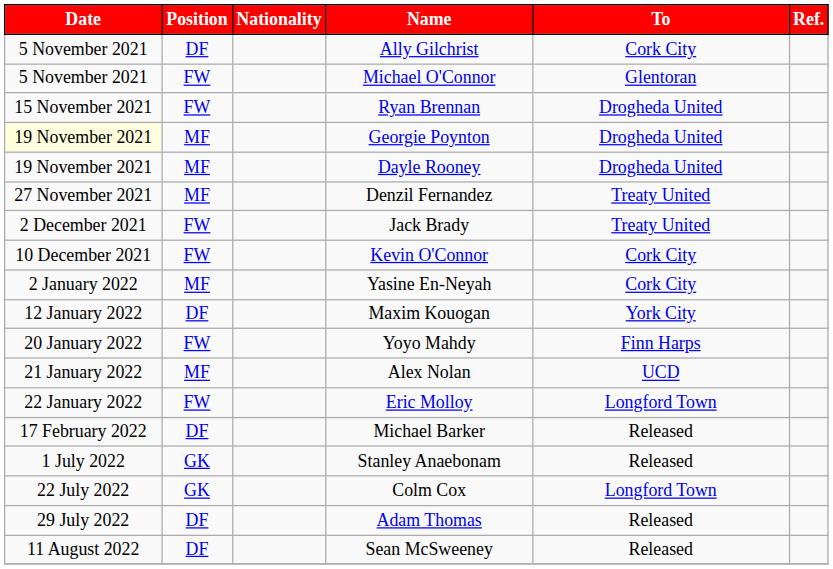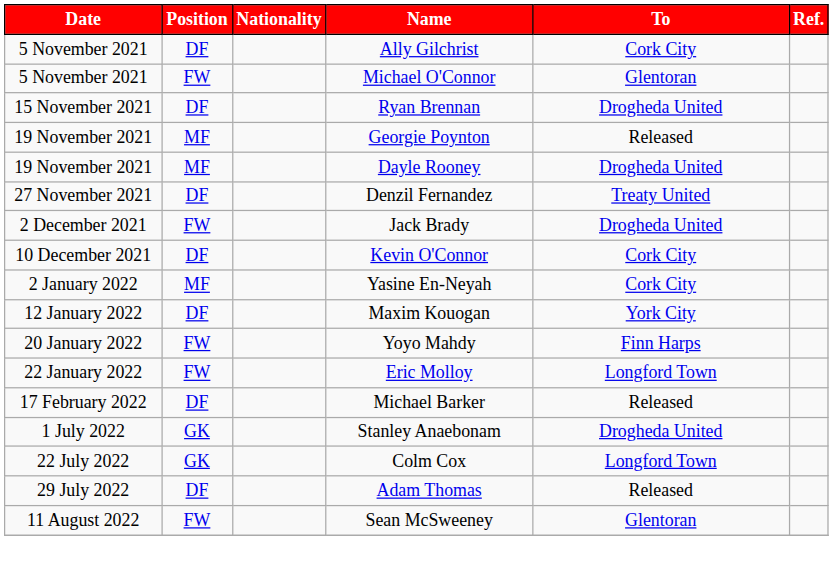(197, 107) FW -> (197, 107) DF
(83, 137) lightyellow background -> (83, 137) no background
(661, 137) Drogheda United -> (661, 137) Released
(197, 196) MF -> (197, 196) DF
(661, 225) Treaty United -> (661, 225) Drogheda United
(197, 255) FW -> (197, 255) DF
- row: (429, 373)
(661, 461) Released -> (661, 431) Drogheda United
(197, 549) DF -> (197, 520) FW
(661, 549) Released -> (661, 520) Glentoran
